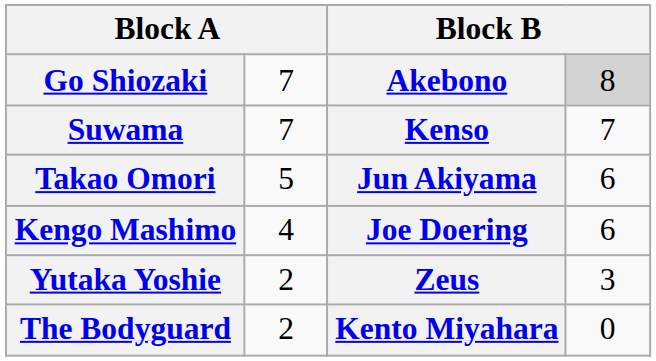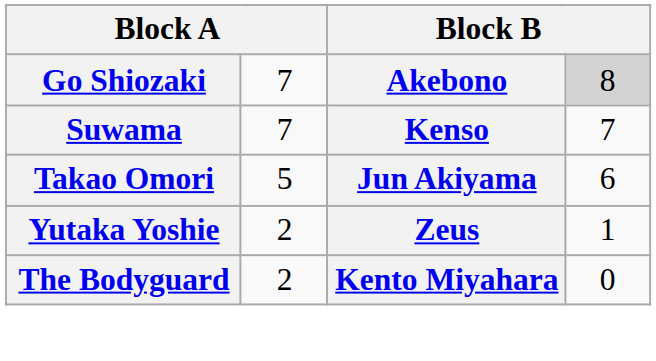- row: (125, 229)
(608, 279) 3 -> (608, 229) 1
